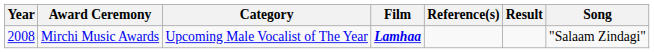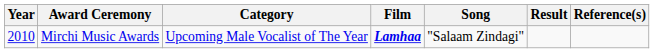columns swapped: (598, 15) <-> (463, 15)
(21, 36) 2008 -> (21, 36) 2010
